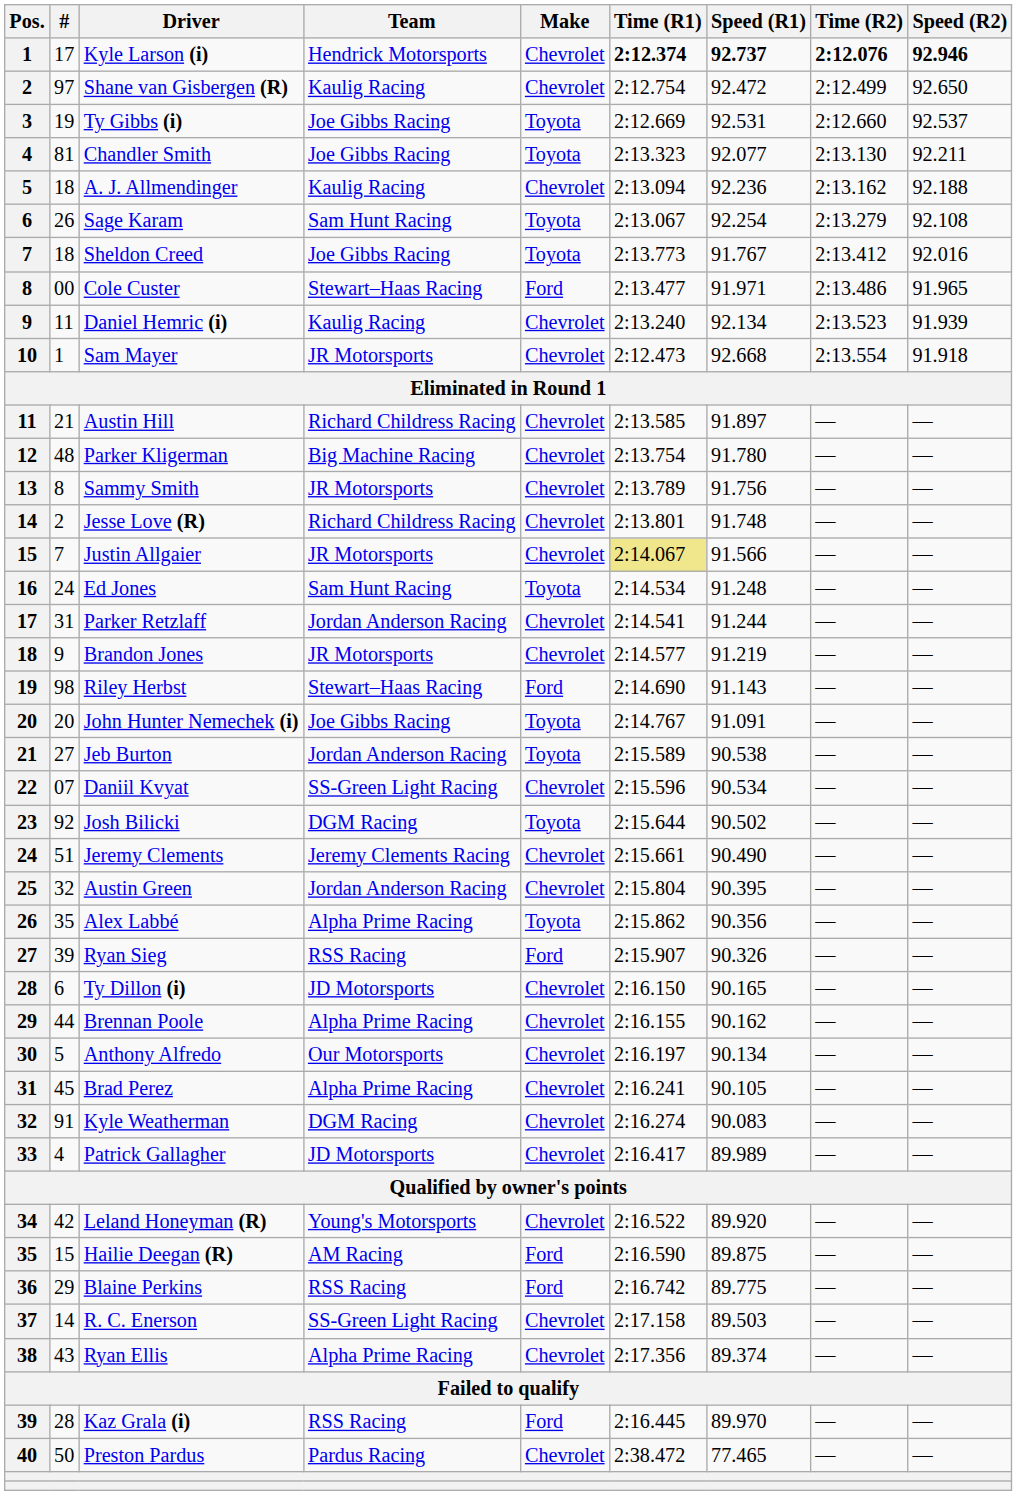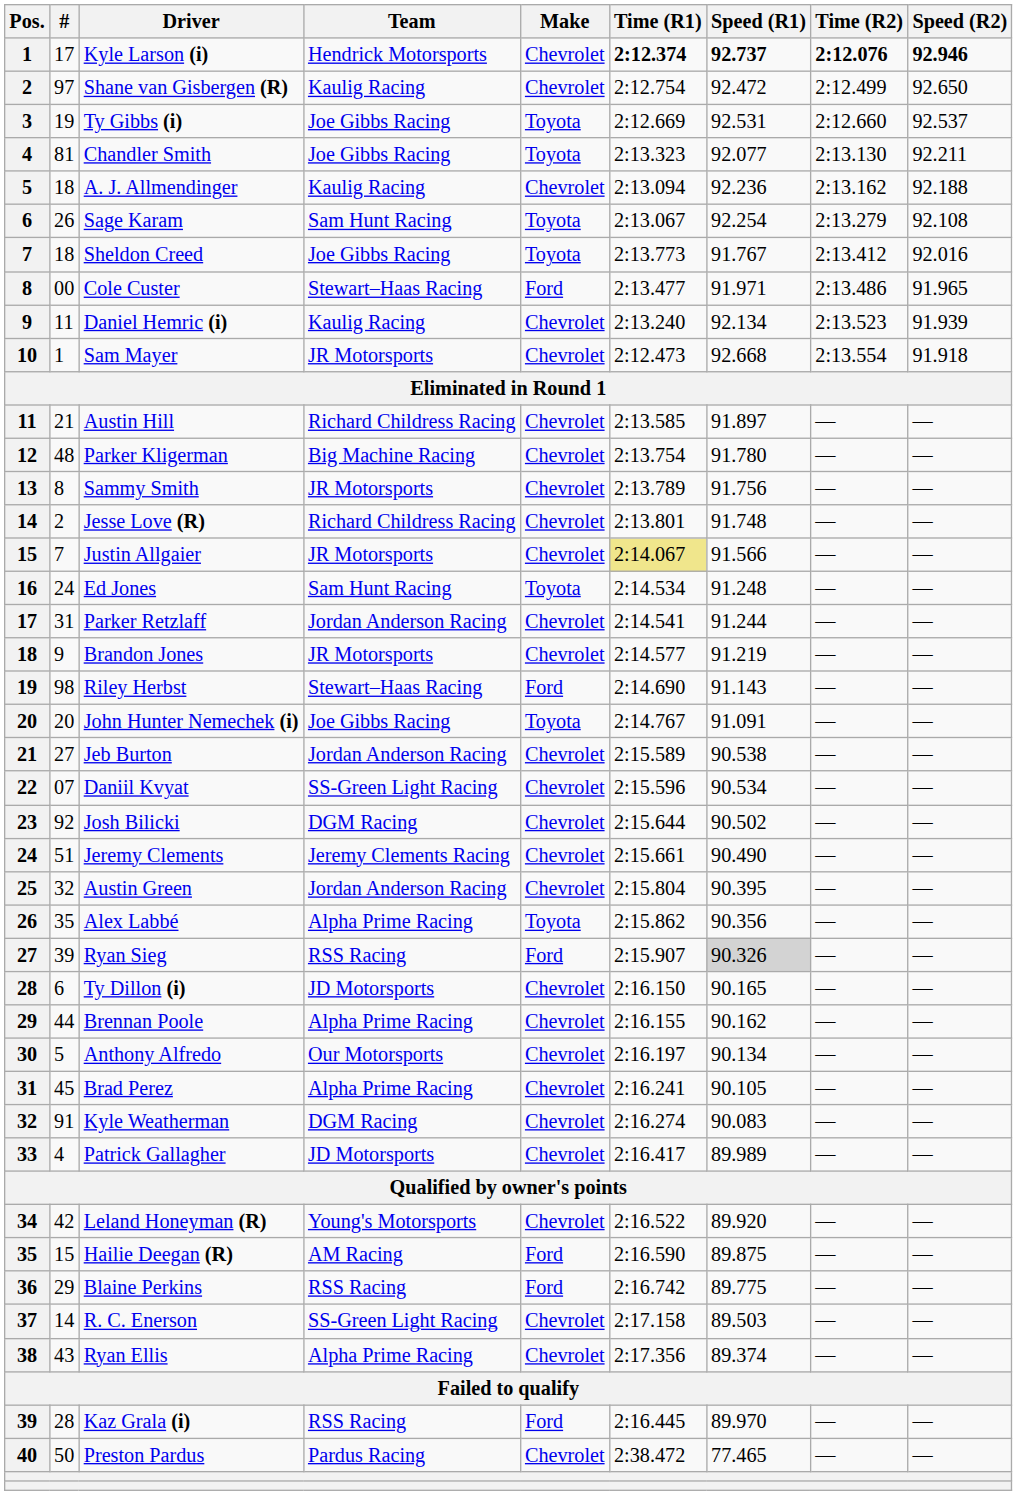(553, 754) Toyota -> (565, 754) Chevrolet
(553, 821) Toyota -> (565, 821) Chevrolet
(739, 954) no background -> (739, 954) lightgrey background
